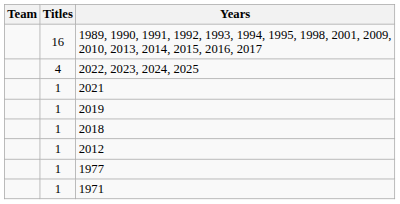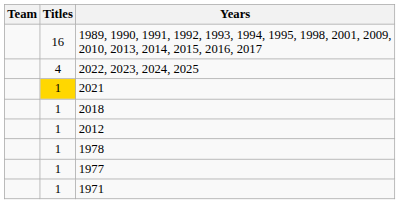(58, 88) no background -> (58, 88) gold background
- row: (91, 108)
+ row: (91, 149)
